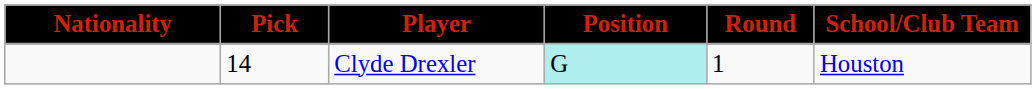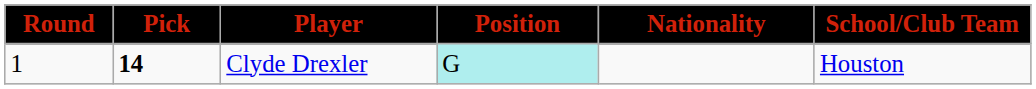columns swapped: (760, 24) <-> (113, 24)
(239, 63) normal -> (131, 63) bold
